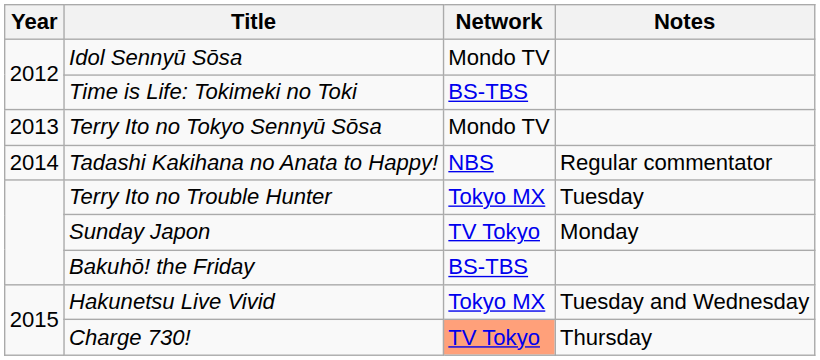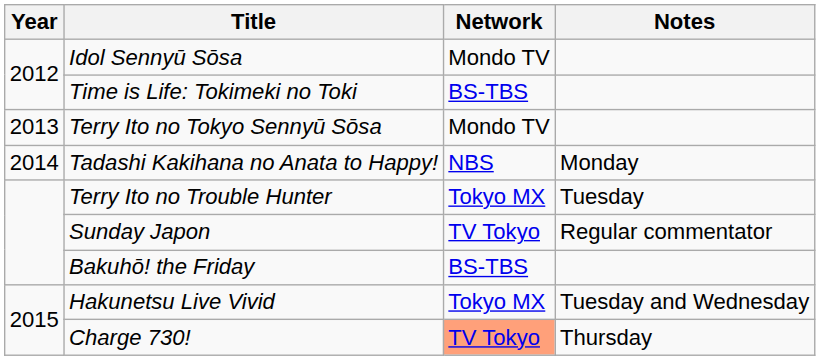(666, 162) Regular commentator -> (599, 162) Monday
(599, 232) Monday -> (666, 232) Regular commentator
